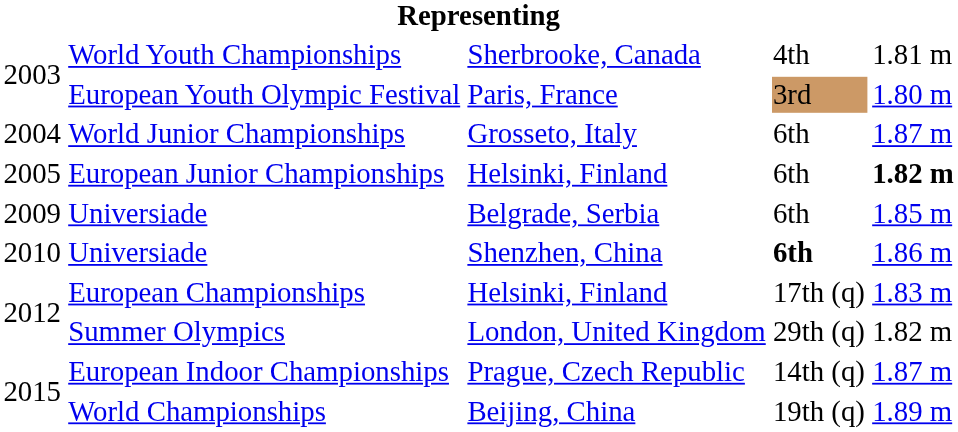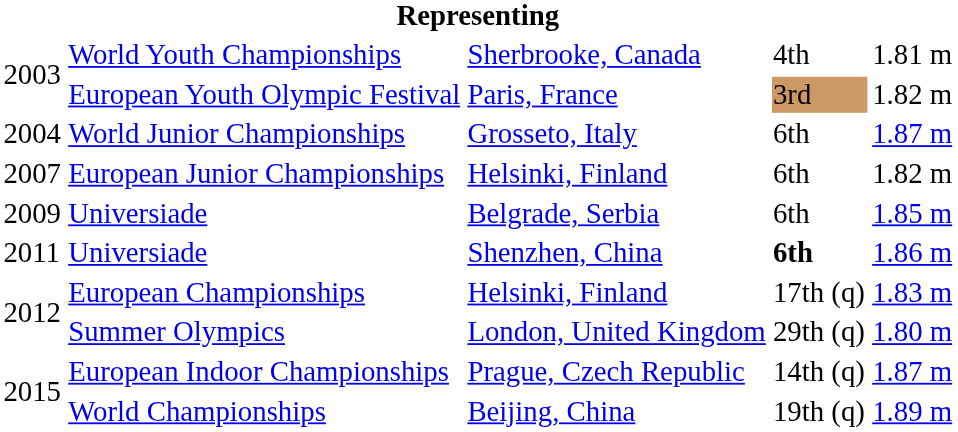(912, 94) 1.80 m -> (912, 94) 1.82 m
(32, 173) 2005 -> (32, 173) 2007
(913, 173) bold -> (912, 173) normal
(32, 252) 2010 -> (32, 252) 2011
(912, 331) 1.82 m -> (912, 331) 1.80 m
